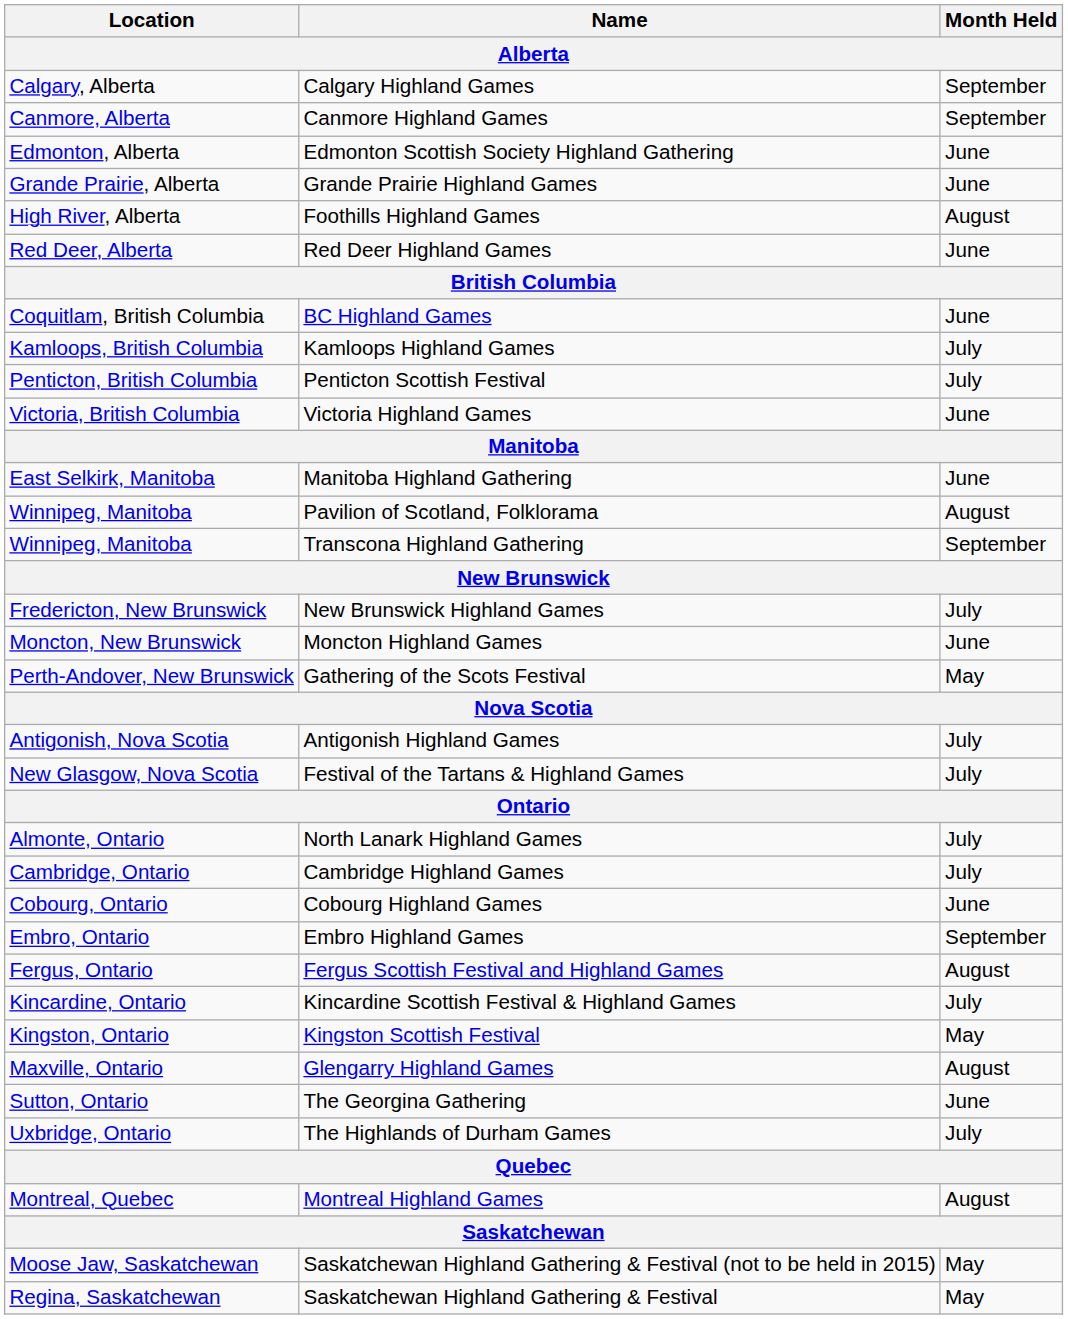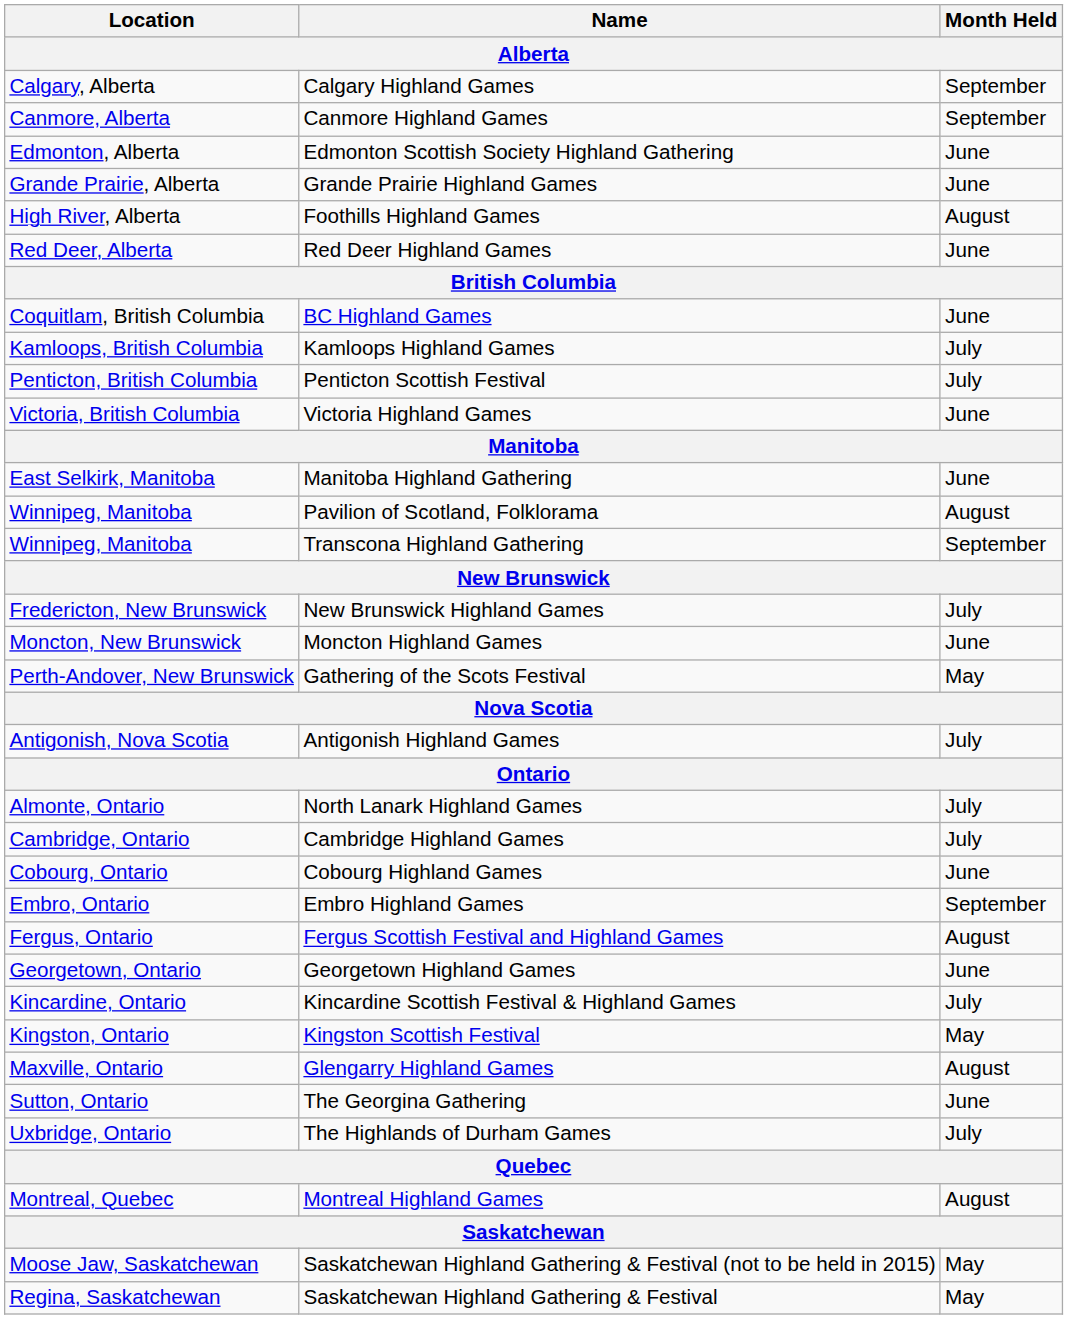- row: (494, 773)
+ row: (439, 970)
